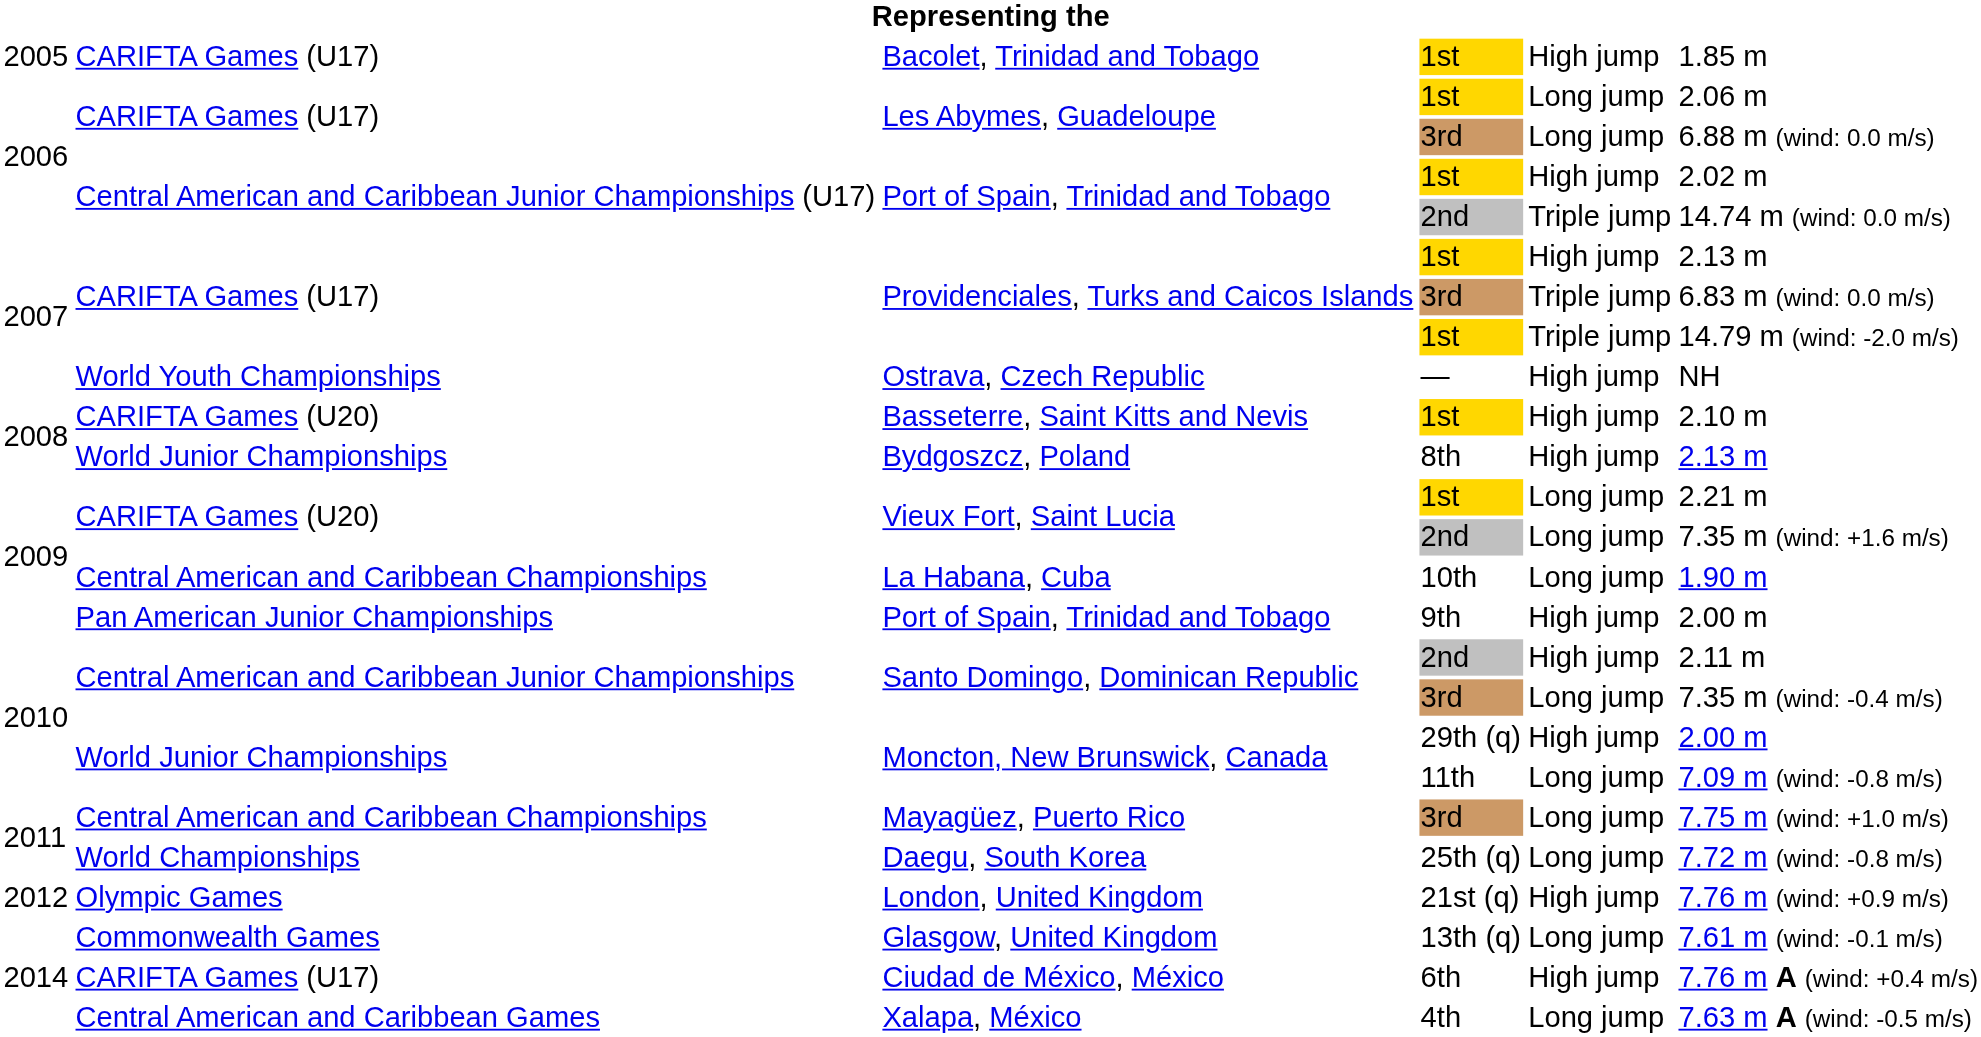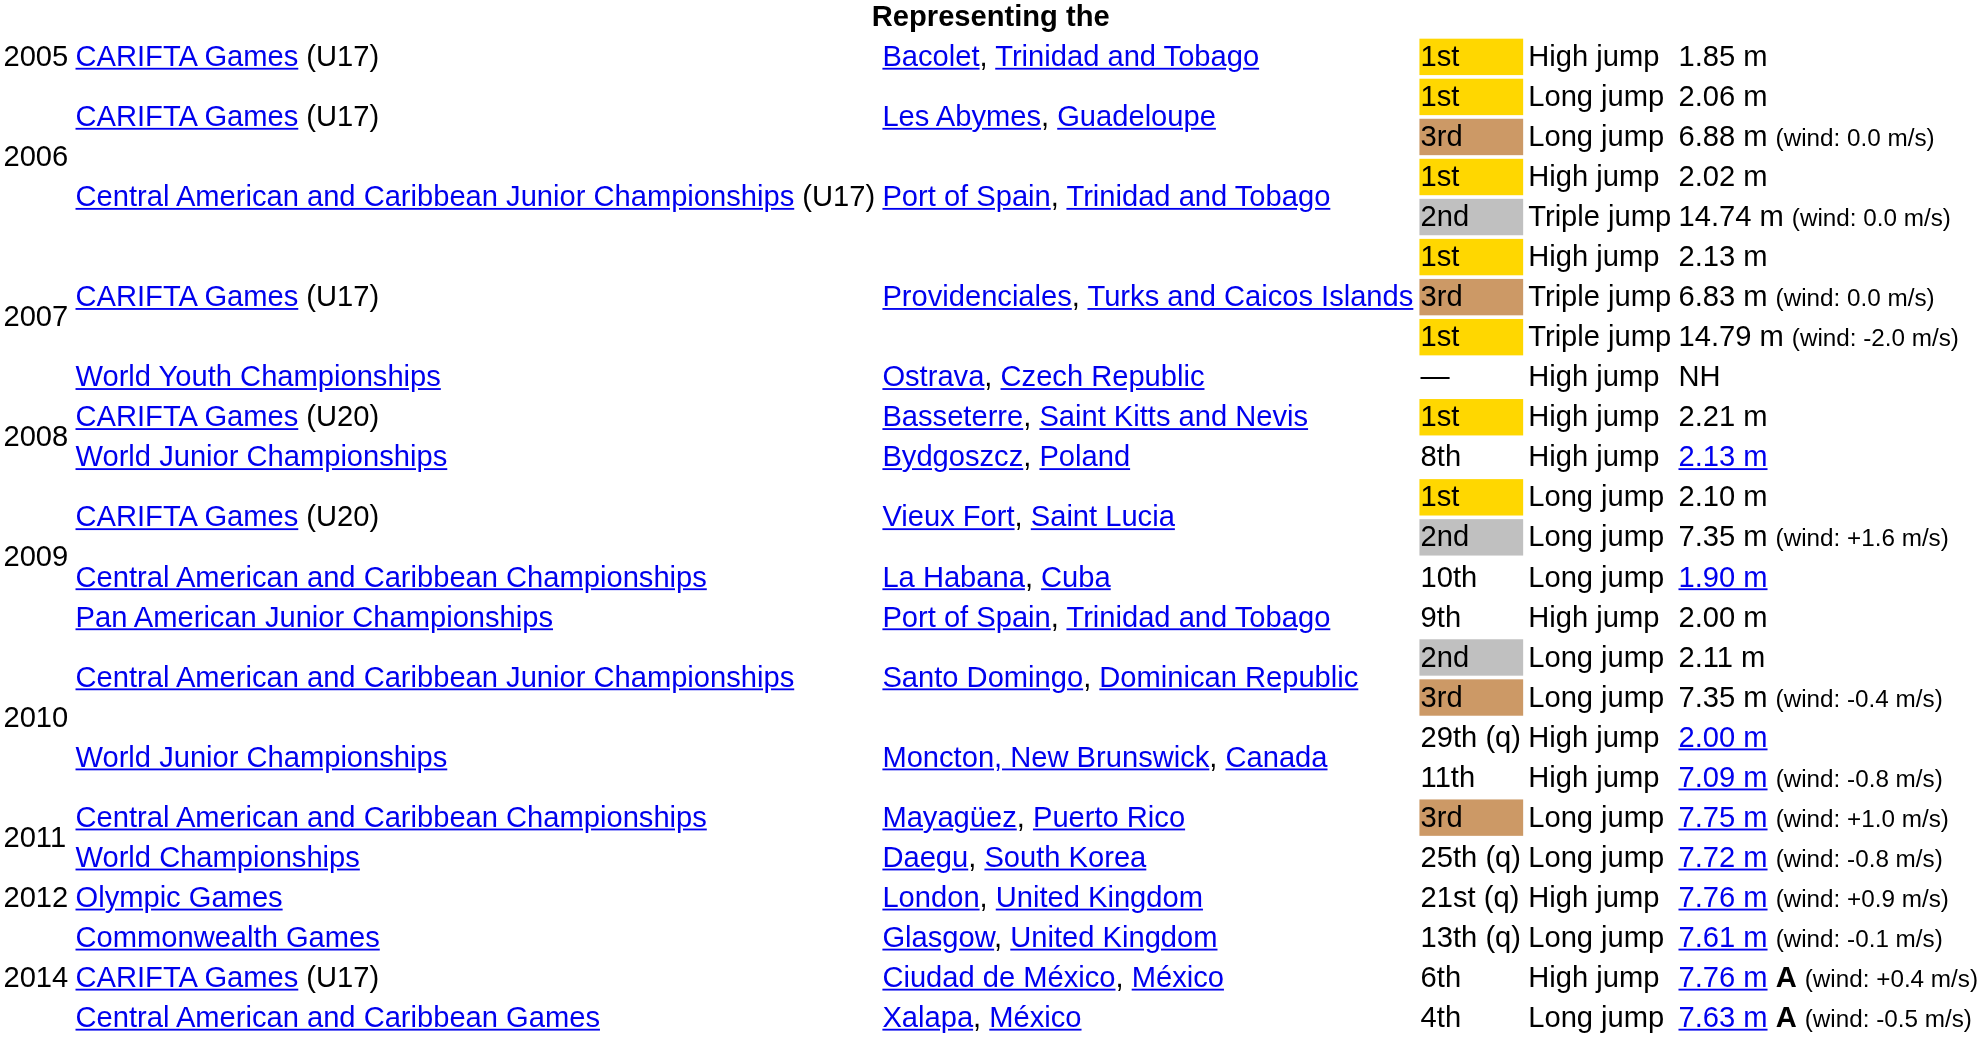(1723, 416) 2.10 m -> (1723, 416) 2.21 m
(1723, 496) 2.21 m -> (1723, 496) 2.10 m
(1594, 657) High jump -> (1596, 657) Long jump
(1596, 777) Long jump -> (1594, 777) High jump
